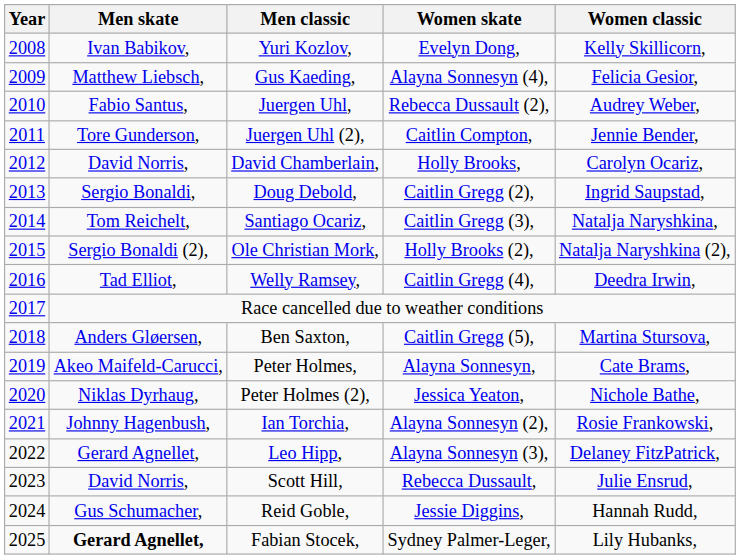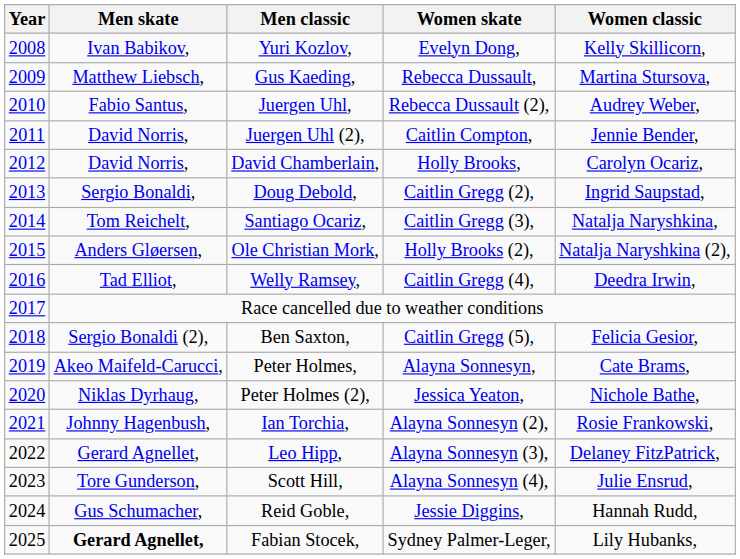(469, 76) Alayna Sonnesyn (4), -> (469, 76) Rebecca Dussault,
(645, 76) Felicia Gesior, -> (645, 76) Martina Stursova,
(138, 134) Tore Gunderson, -> (138, 134) David Norris,
(138, 250) Sergio Bonaldi (2), -> (138, 250) Anders Gløersen,
(138, 337) Anders Gløersen, -> (138, 337) Sergio Bonaldi (2),
(645, 337) Martina Stursova, -> (645, 337) Felicia Gesior,
(138, 481) David Norris, -> (138, 481) Tore Gunderson,
(469, 481) Rebecca Dussault, -> (469, 481) Alayna Sonnesyn (4),
